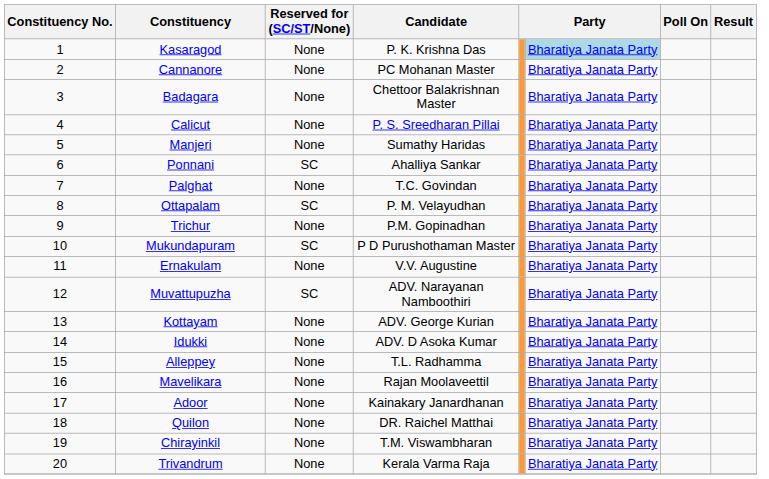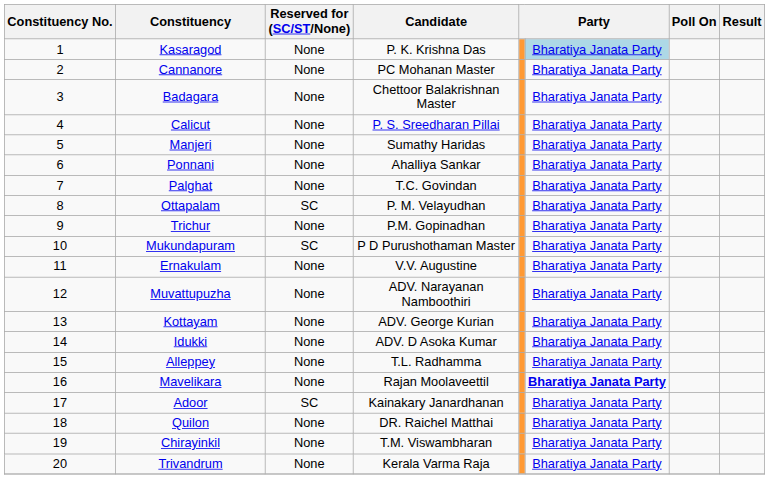(309, 165) SC -> (309, 165) None
(309, 294) SC -> (309, 294) None
(593, 382) normal -> (597, 382) bold
(309, 402) None -> (309, 402) SC
